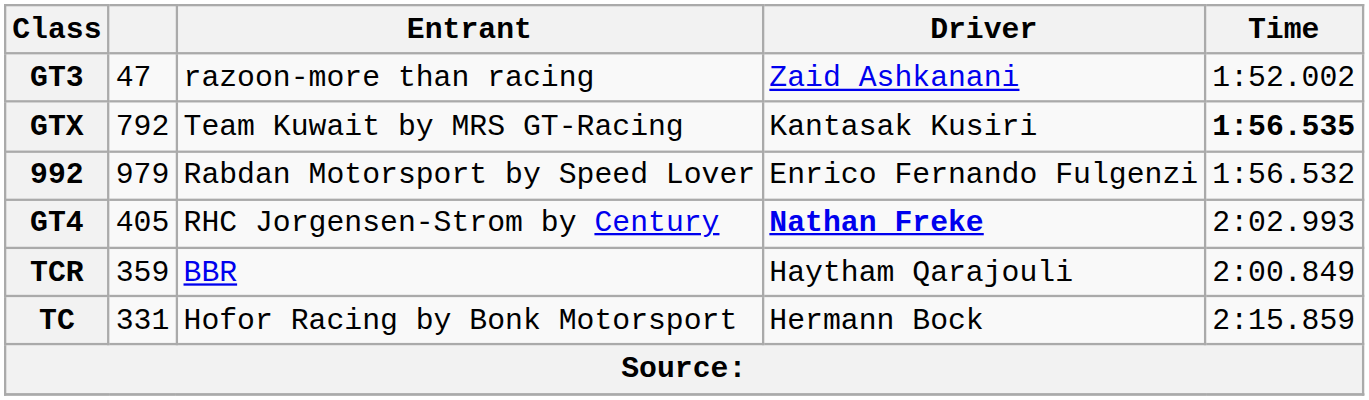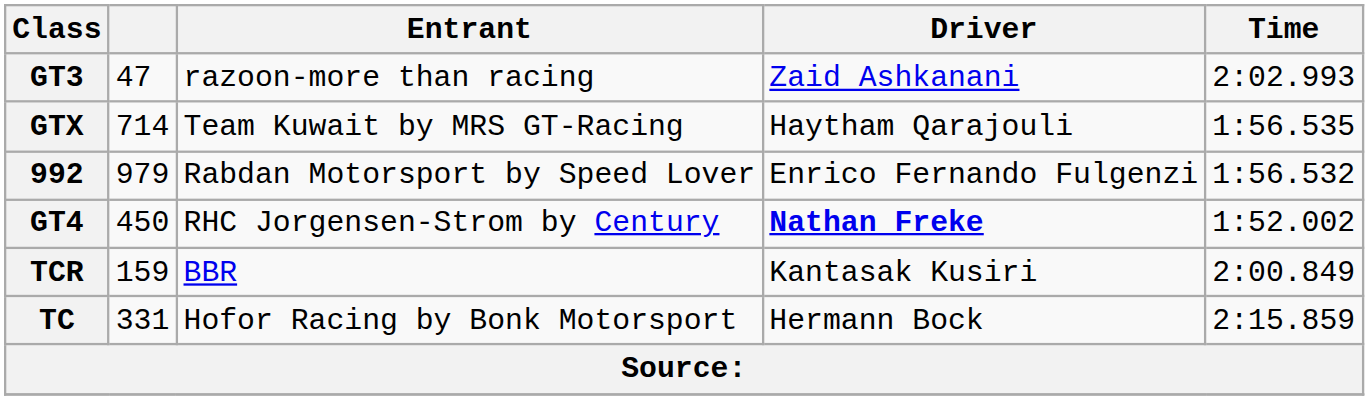(1284, 78) 1:52.002 -> (1284, 78) 2:02.993
(143, 126) 792 -> (143, 126) 714
(903, 126) Kantasak Kusiri -> (921, 126) Haytham Qarajouli
(1284, 126) bold -> (1284, 126) normal
(143, 223) 405 -> (143, 223) 450
(1284, 223) 2:02.993 -> (1284, 223) 1:52.002
(143, 272) 359 -> (143, 272) 159
(921, 272) Haytham Qarajouli -> (903, 272) Kantasak Kusiri
